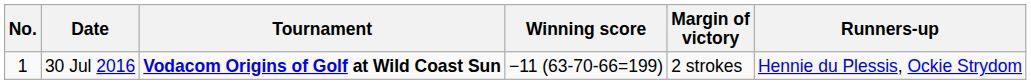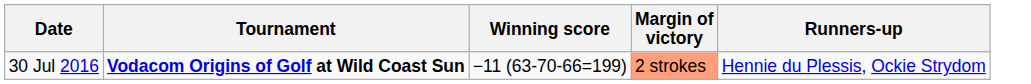- column: (23, 28)
(707, 66) no background -> (670, 66) lightsalmon background
